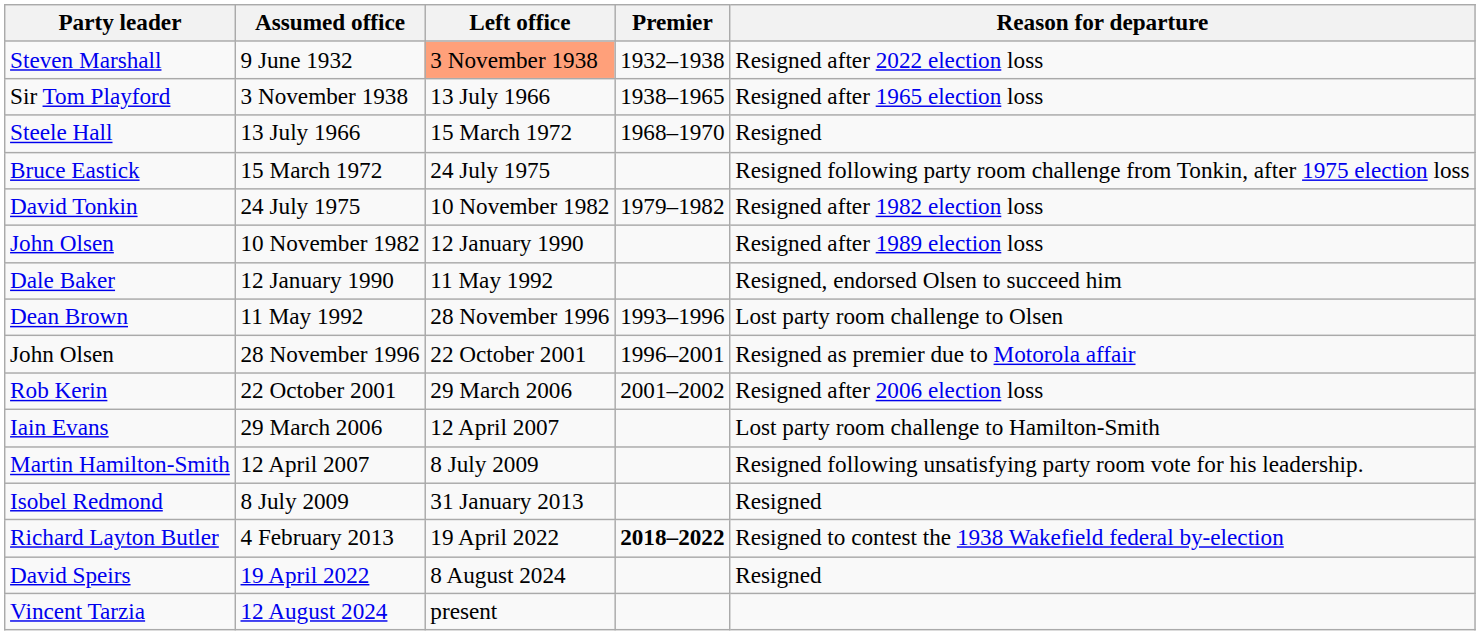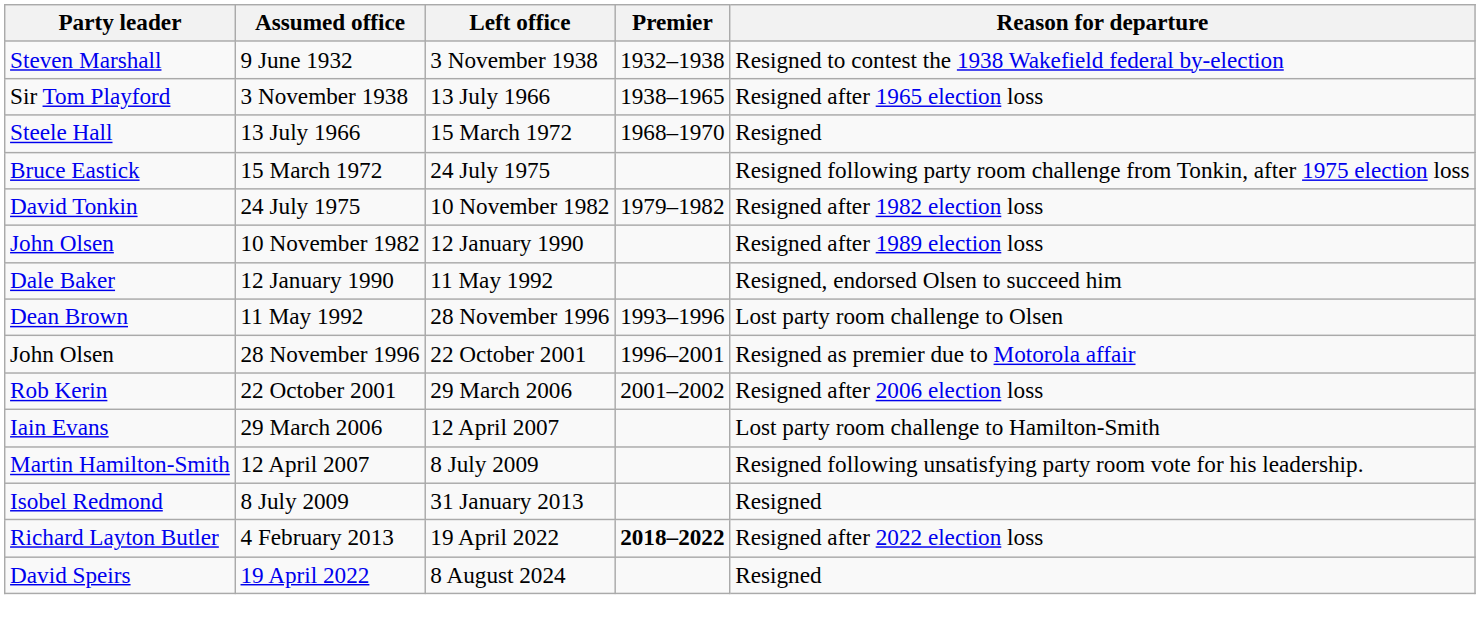(514, 59) lightsalmon background -> (514, 59) no background
(889, 59) Resigned after 2022 election loss -> (1009, 59) Resigned to contest the 1938 Wakefield federal by-election
(1009, 538) Resigned to contest the 1938 Wakefield federal by-election -> (889, 538) Resigned after 2022 election loss
- row: (314, 611)
